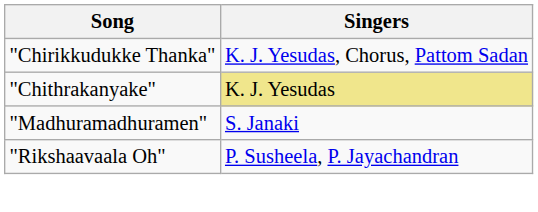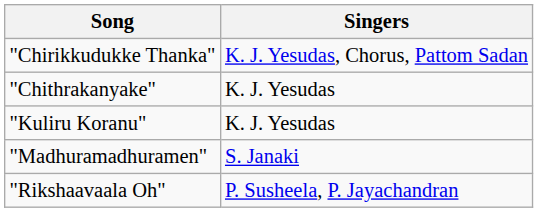(280, 89) khaki background -> (280, 89) no background
+ row: (78, 123)
